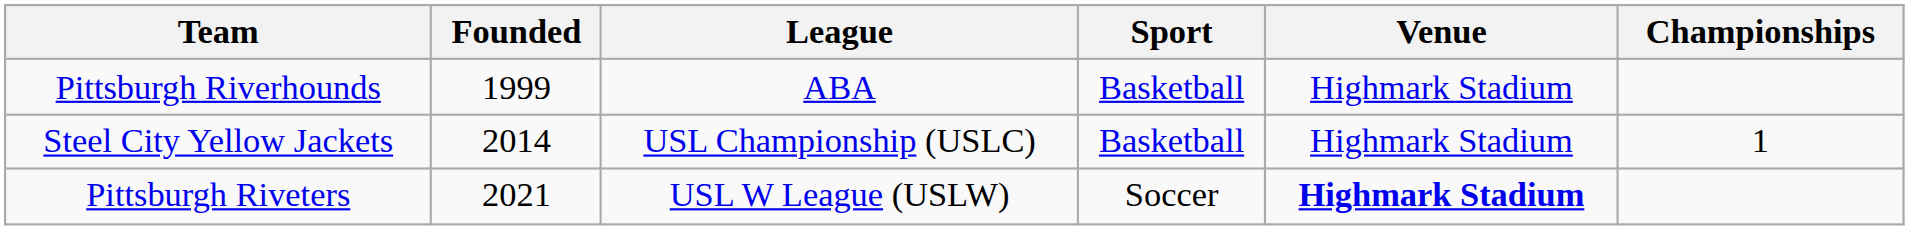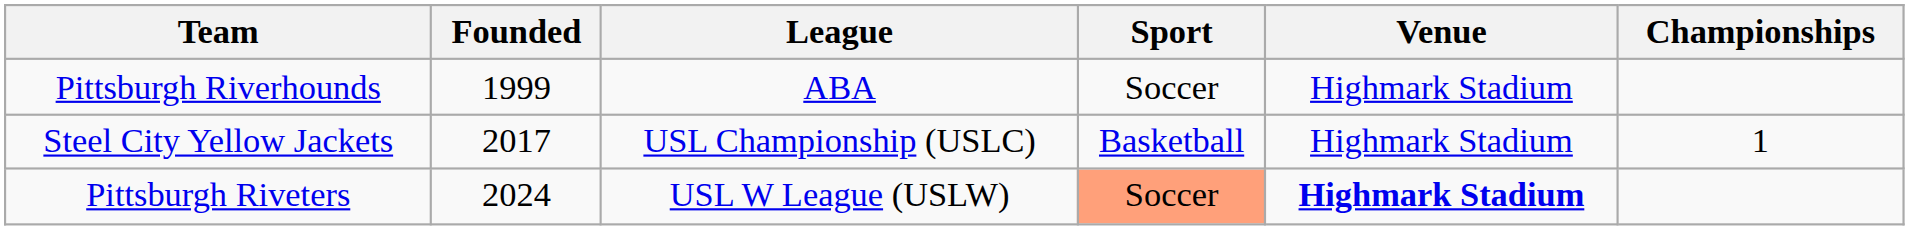(1172, 86) Basketball -> (1172, 86) Soccer
(516, 140) 2014 -> (516, 140) 2017
(516, 195) 2021 -> (516, 195) 2024
(1172, 195) no background -> (1172, 195) lightsalmon background
